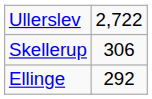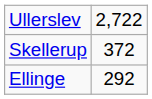(119, 49) 306 -> (119, 49) 372
